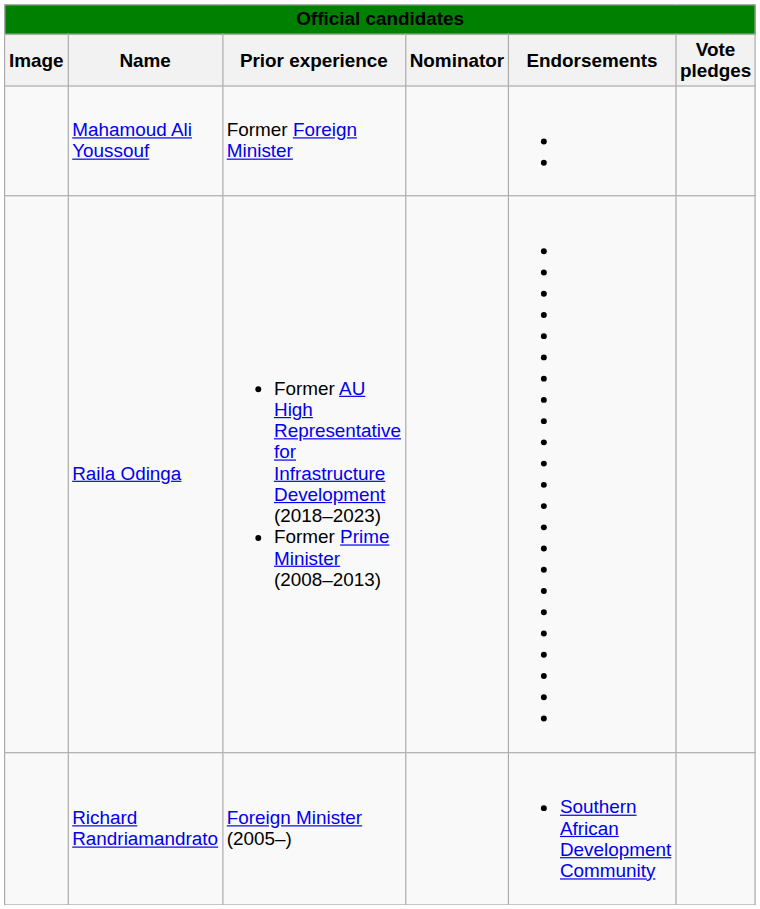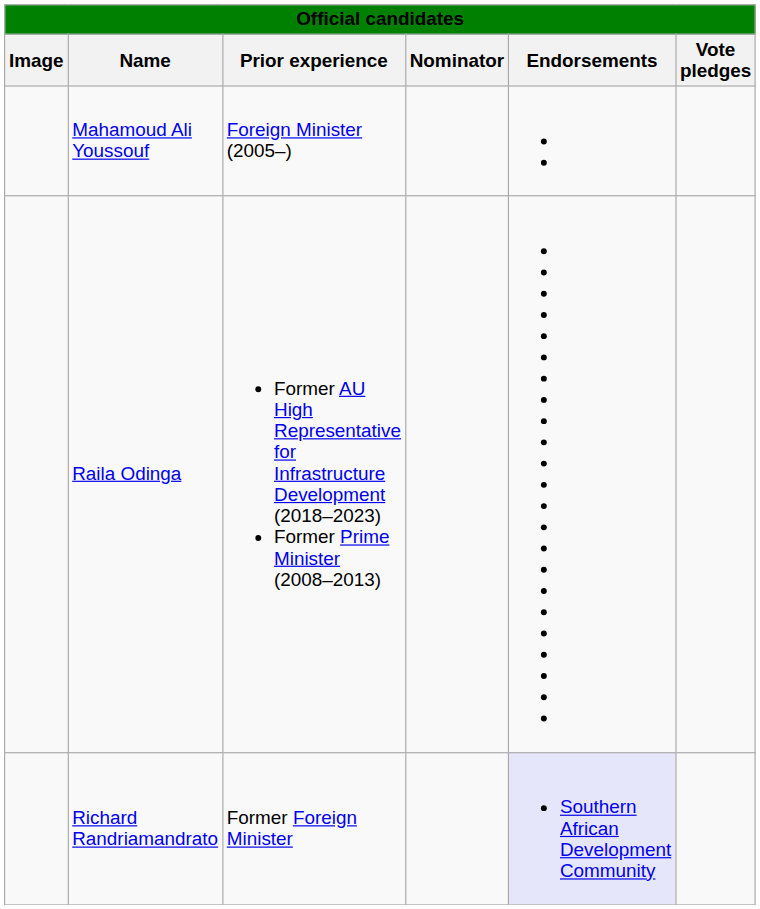(292, 140) Former Foreign Minister -> (294, 140) Foreign Minister (2005–)
(294, 828) Foreign Minister (2005–) -> (292, 828) Former Foreign Minister
(592, 839) no background -> (592, 839) lavender background
